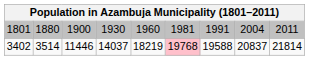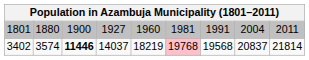(113, 30) 1930 -> (113, 30) 1927
(48, 47) 3514 -> (48, 47) 3574
(79, 47) normal -> (79, 47) bold
(218, 47) 19588 -> (218, 47) 19568
